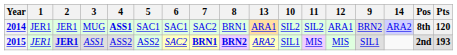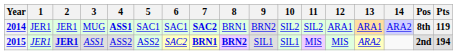columns swapped: (370, 12) <-> (264, 12)
(205, 27) normal -> (205, 27) bold
(443, 27) 120 -> (443, 27) 119
(443, 42) 193 -> (443, 42) 194
